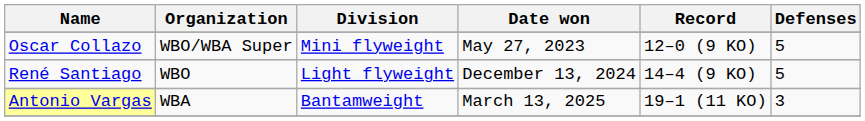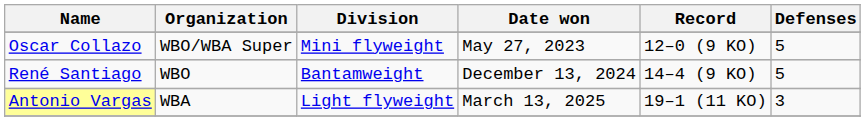(378, 74) Light flyweight -> (362, 74) Bantamweight
(362, 102) Bantamweight -> (378, 102) Light flyweight
